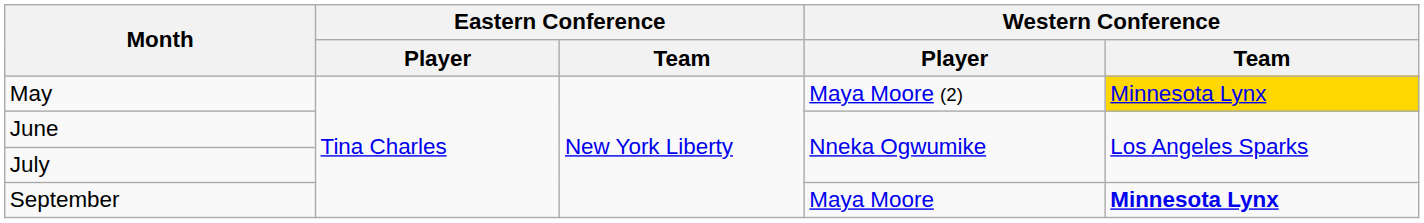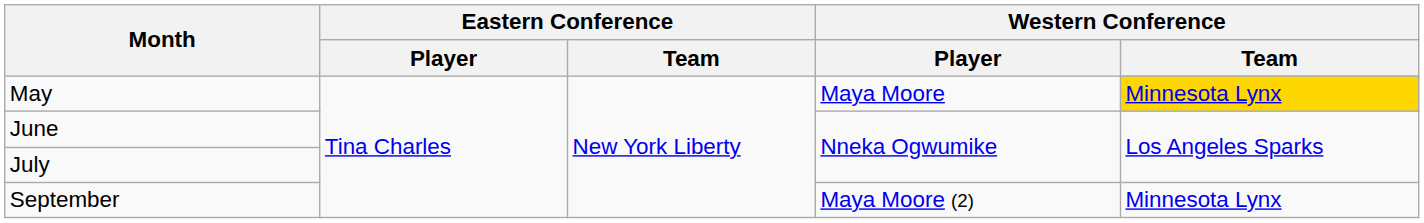(886, 93) Maya Moore (2) -> (883, 93) Maya Moore
(872, 199) Maya Moore -> (897, 199) Maya Moore (2)
(1195, 199) bold -> (1203, 199) normal
